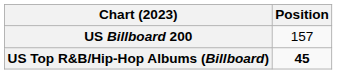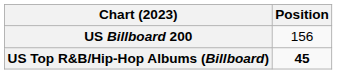(302, 36) 157 -> (302, 36) 156
